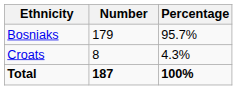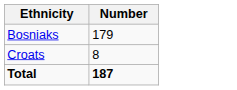- column: (195, 14)
